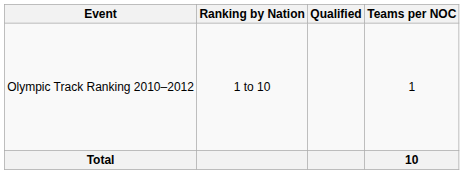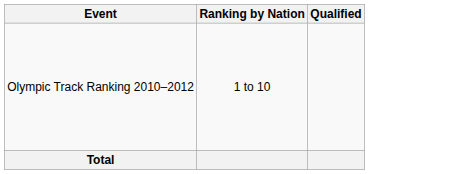- column: (412, 14)
